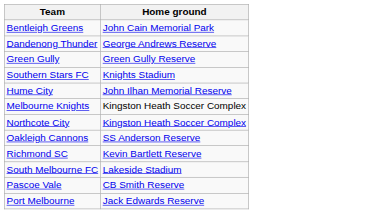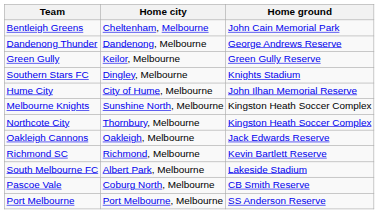+ column: (163, 12)
(152, 138) SS Anderson Reserve -> (279, 138) Jack Edwards Reserve
(153, 201) Jack Edwards Reserve -> (277, 201) SS Anderson Reserve
